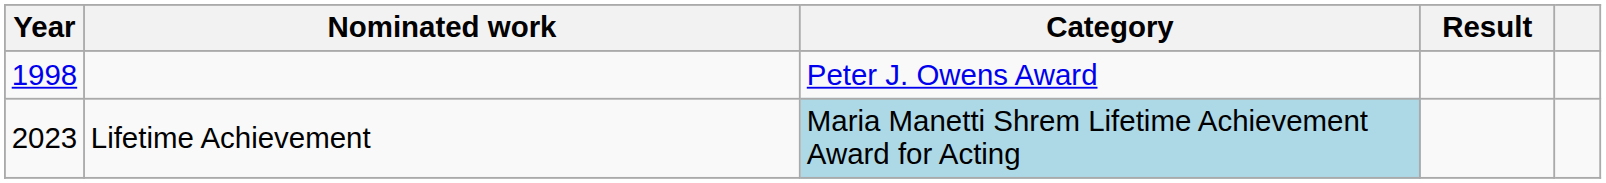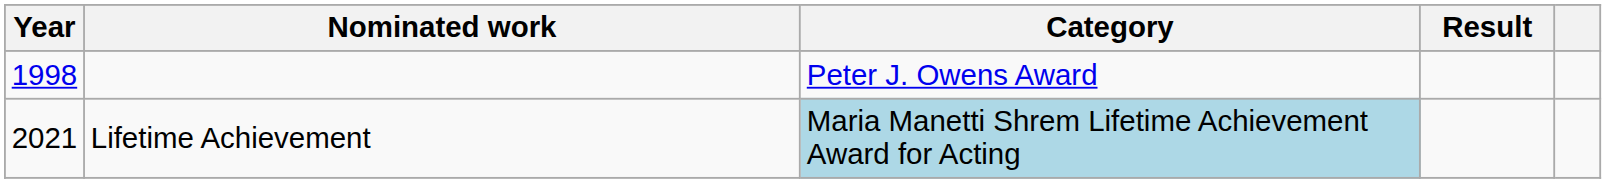(44, 137) 2023 -> (44, 137) 2021
